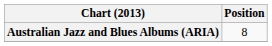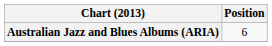(244, 32) 8 -> (244, 32) 6
